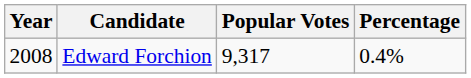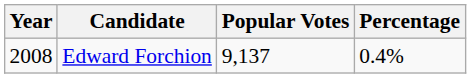(246, 55) 9,317 -> (246, 55) 9,137
